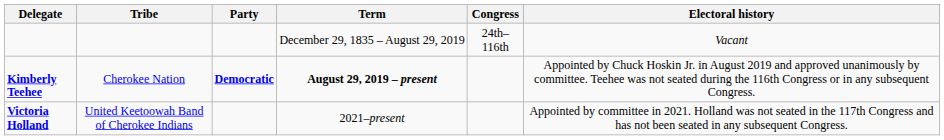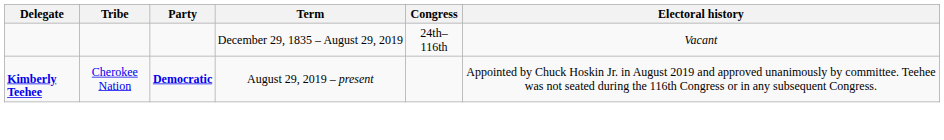(372, 79) bold -> (310, 79) normal
- row: (28, 118)
